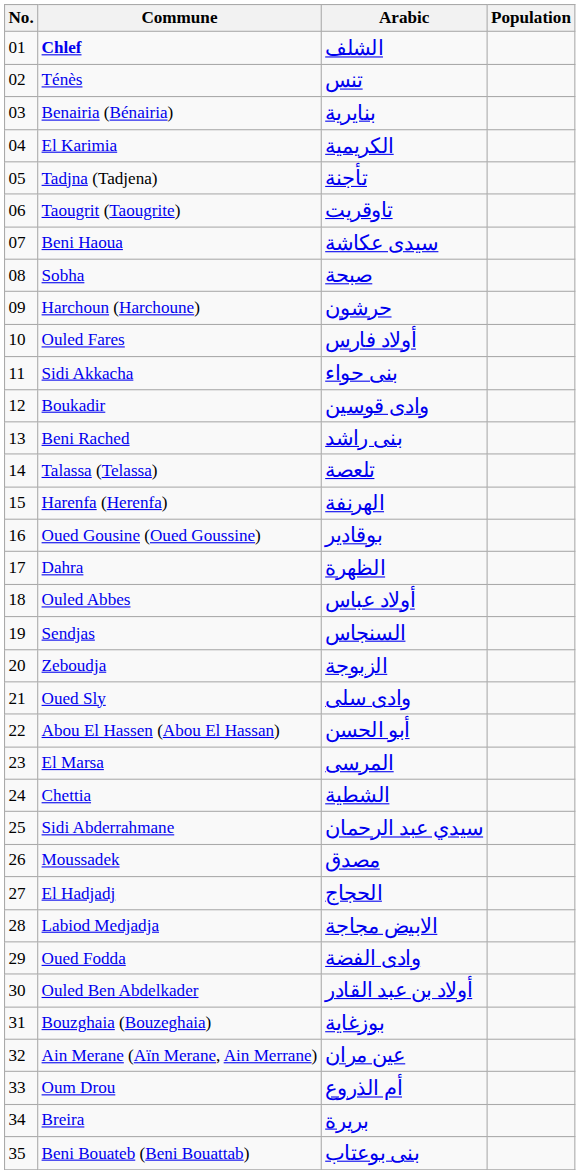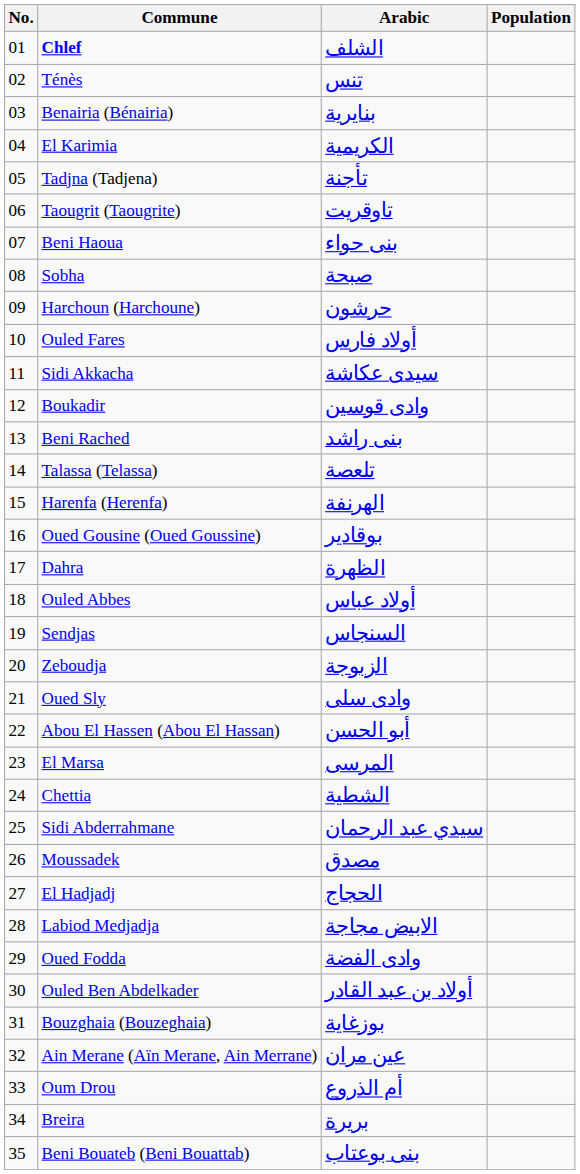(382, 243) سيدى عكاشة -> (361, 243) بنى حواء
(361, 373) بنى حواء -> (382, 373) سيدى عكاشة
